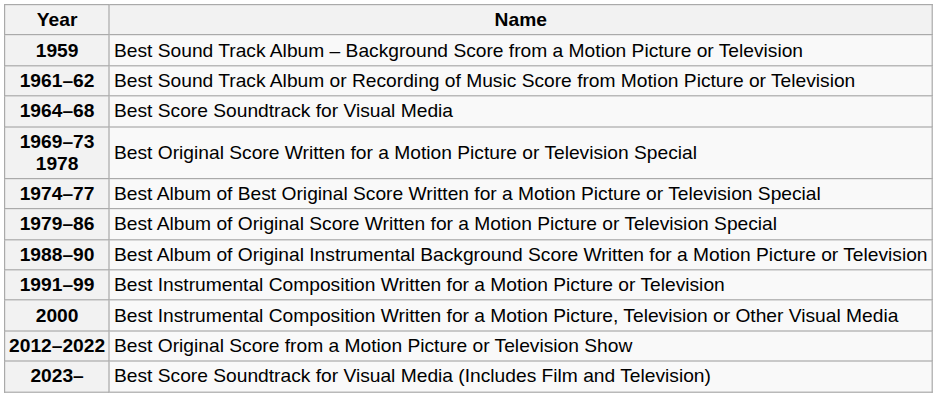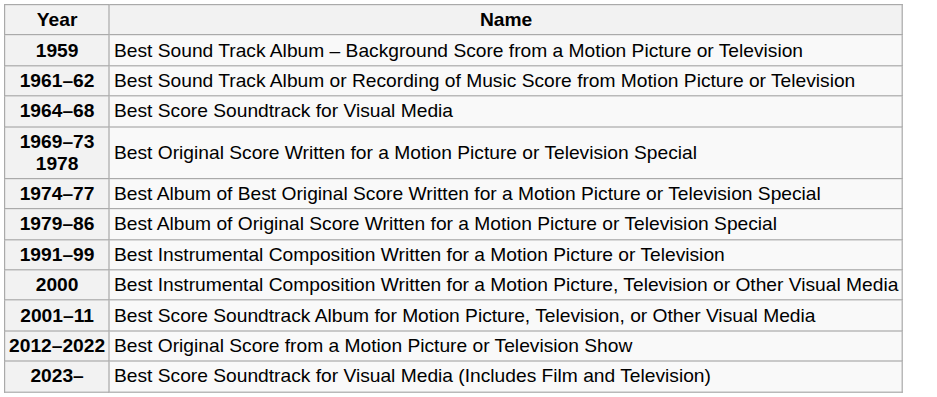- row: (57, 254)
+ row: (57, 315)
